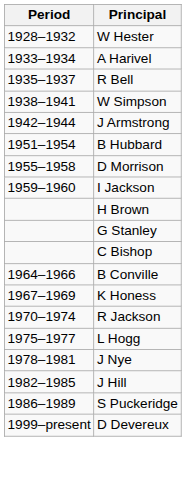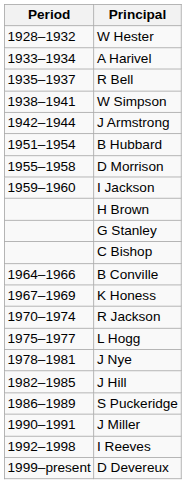+ row: (119, 425)
+ row: (124, 446)
